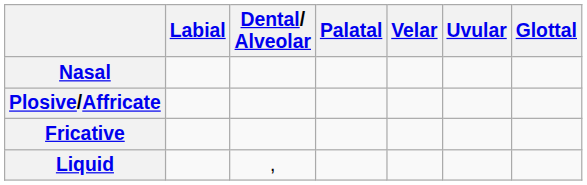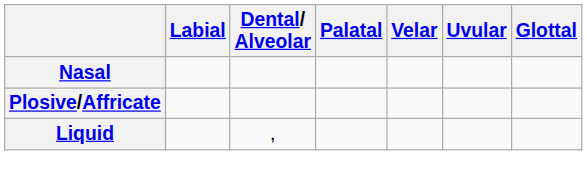- row: (85, 133)
